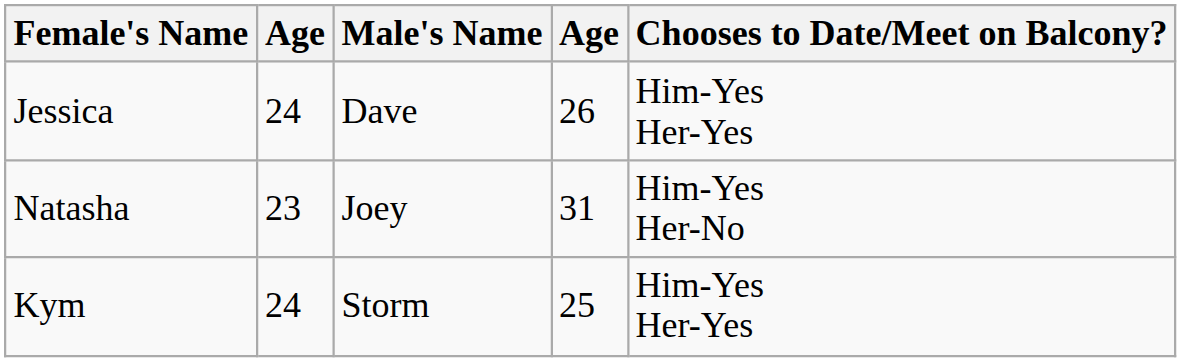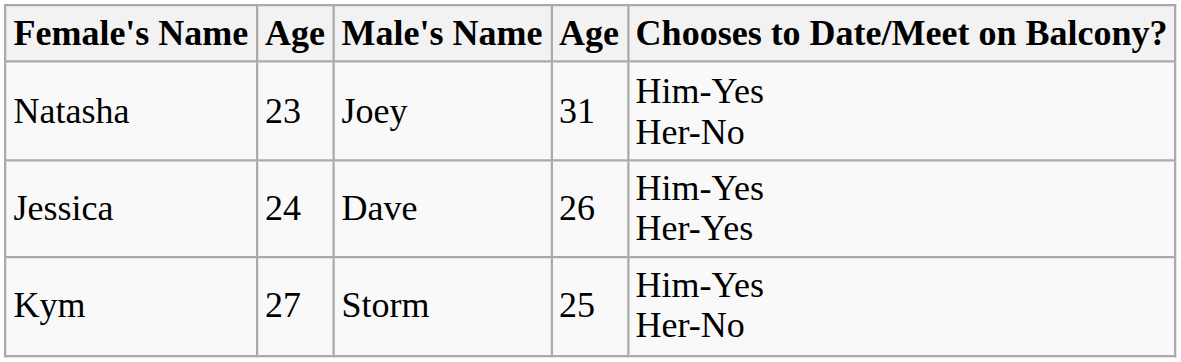rows swapped: (71, 207) <-> (63, 110)
(283, 305) 24 -> (283, 305) 27
(700, 305) Him-Yes Her-Yes -> (700, 305) Him-Yes Her-No
